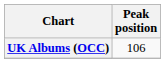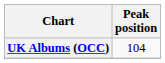(136, 48) 106 -> (136, 48) 104
